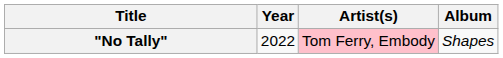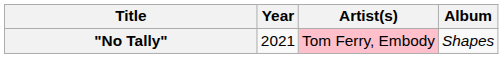(278, 41) 2022 -> (278, 41) 2021
